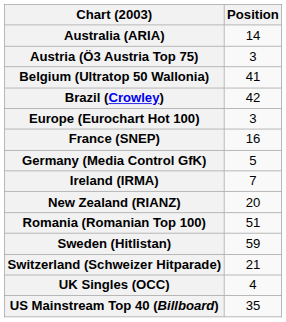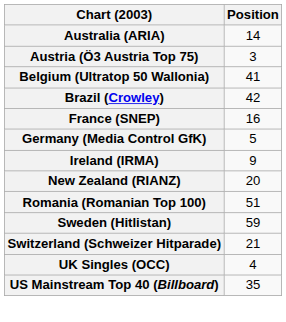- row: (114, 118)
(253, 181) 7 -> (253, 160) 9
